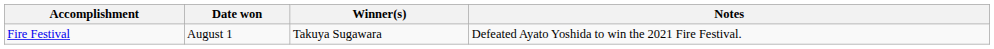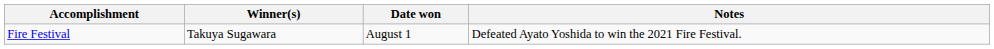columns swapped: (379, 14) <-> (237, 14)
